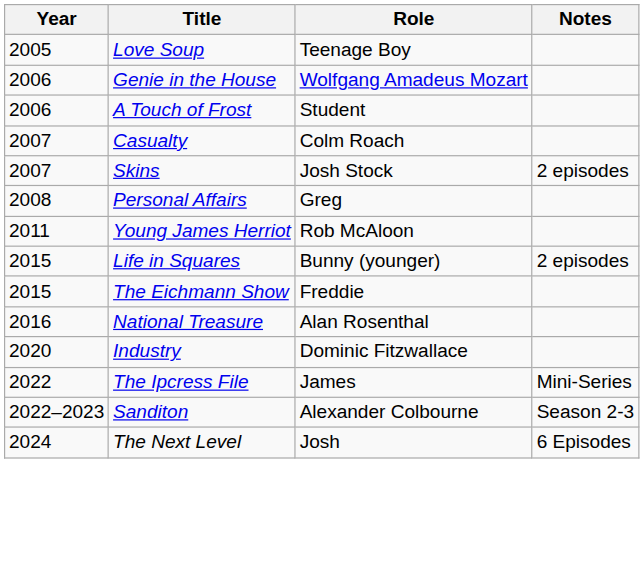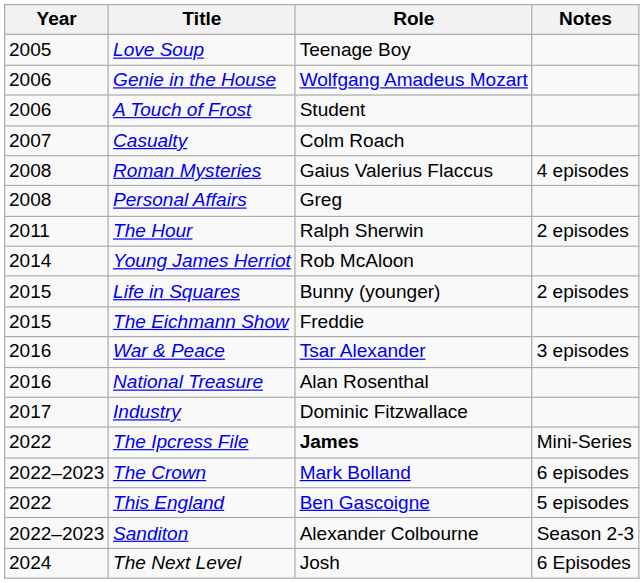- row: (136, 170)
+ row: (187, 170)
+ row: (153, 230)
(29, 230) 2011 -> (30, 261) 2014
+ row: (169, 351)
(30, 351) 2020 -> (30, 412) 2017
(328, 381) normal -> (329, 442) bold
+ row: (160, 472)
+ row: (169, 502)
